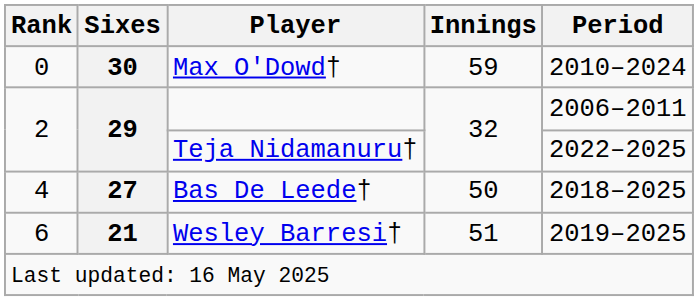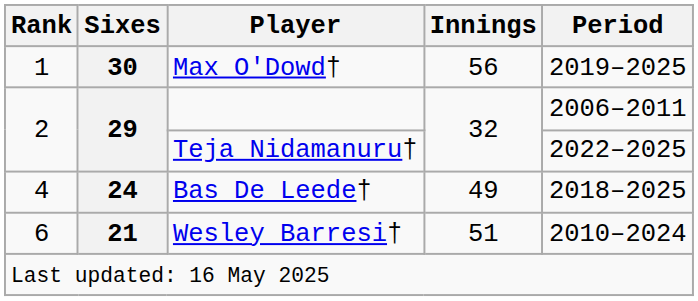(42, 67) 0 -> (42, 67) 1
(483, 67) 59 -> (483, 67) 56
(618, 67) 2010–2024 -> (618, 67) 2019–2025
(123, 192) 27 -> (123, 192) 24
(483, 192) 50 -> (483, 192) 49
(618, 233) 2019–2025 -> (618, 233) 2010–2024
